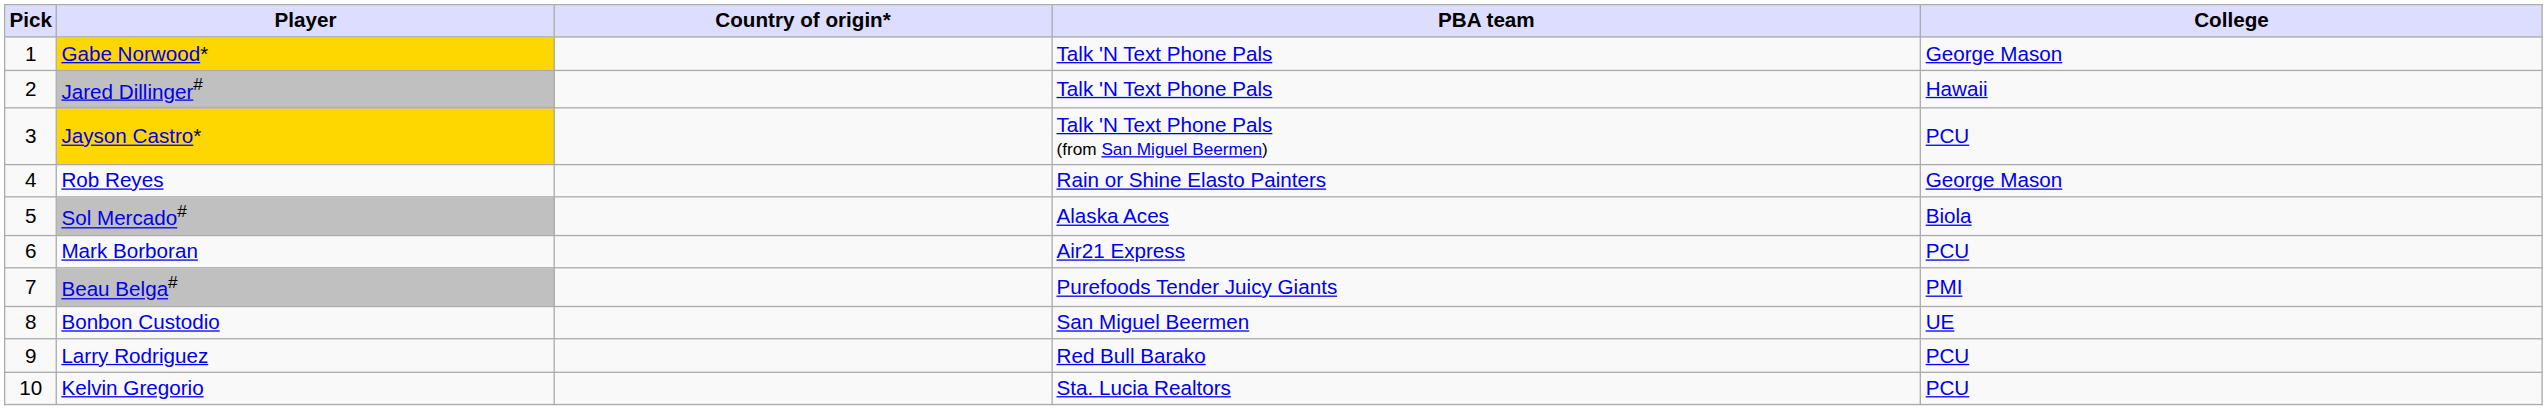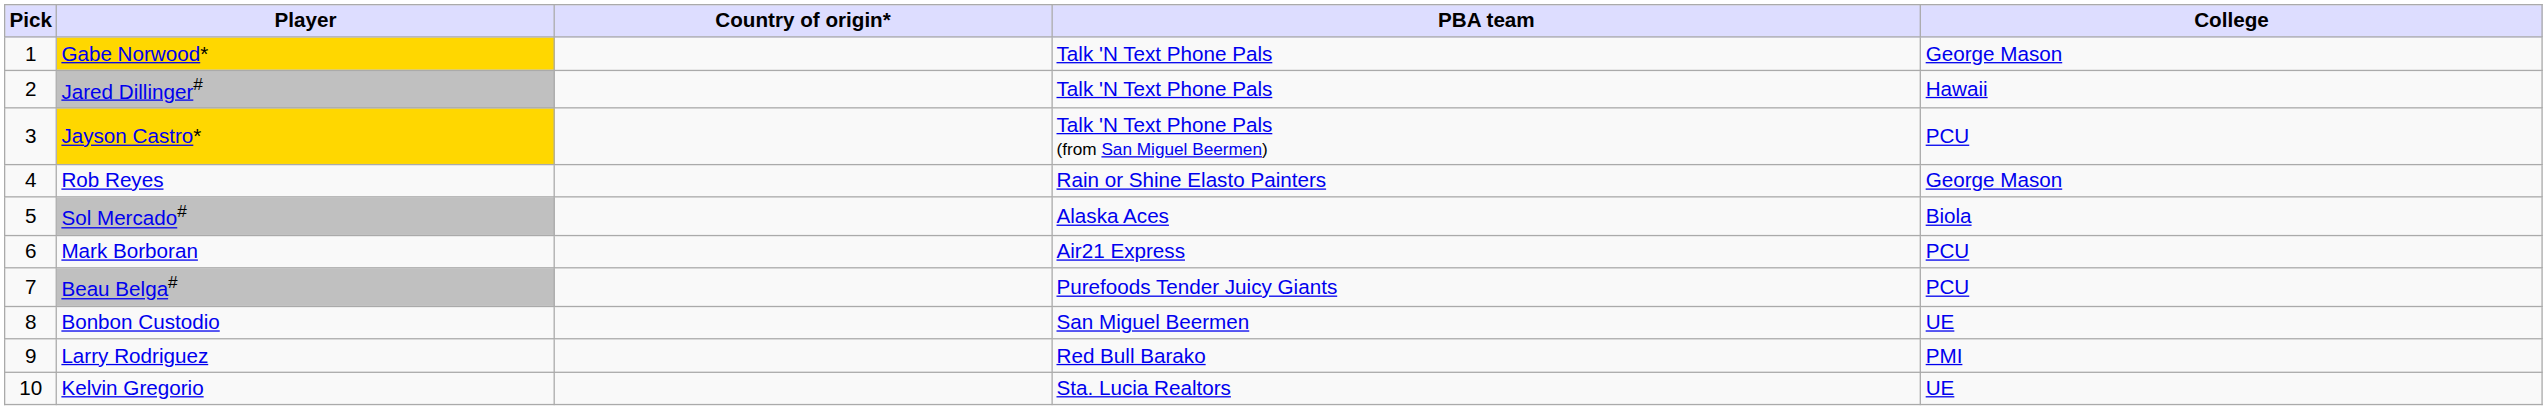(1944, 287) PMI -> (1947, 287) PCU
(1947, 355) PCU -> (1944, 355) PMI
(1947, 388) PCU -> (1940, 388) UE
